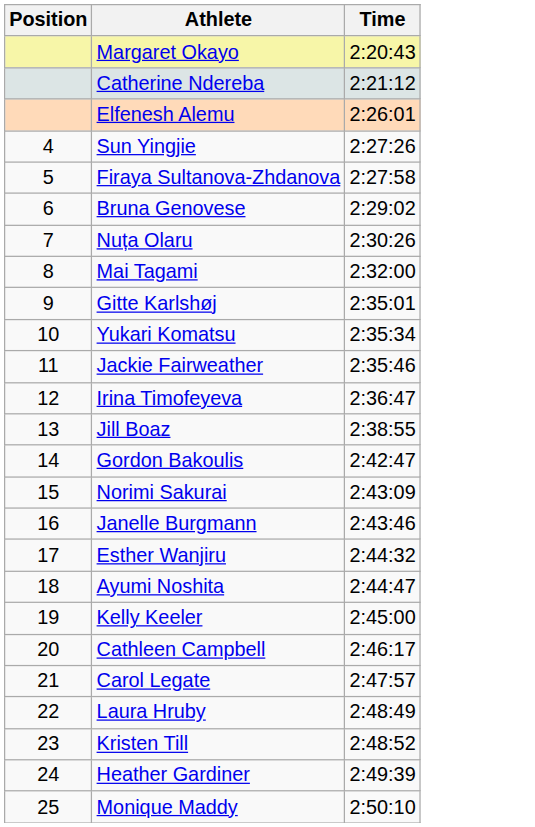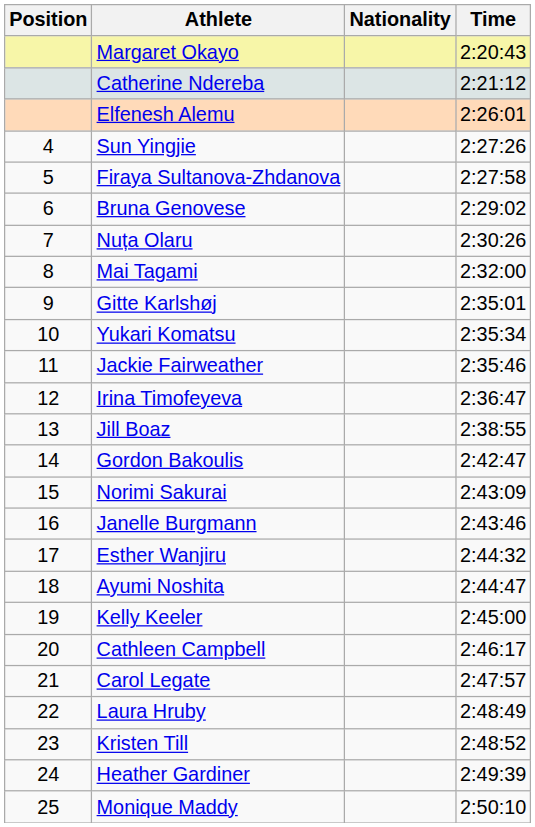+ column: (400, 20)
